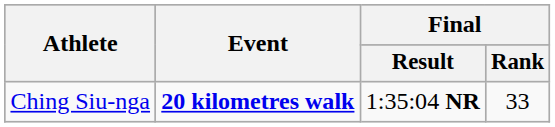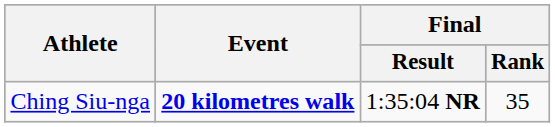(518, 101) 33 -> (518, 101) 35
